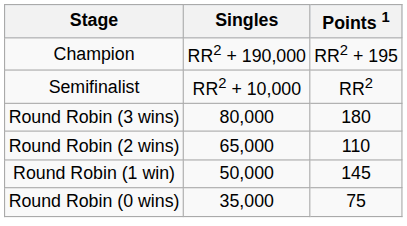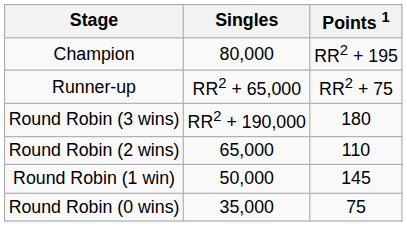(247, 53) RR2 + 190,000 -> (247, 53) 80,000
+ row: (94, 86)
- row: (94, 86)
(247, 117) 80,000 -> (247, 119) RR2 + 190,000
